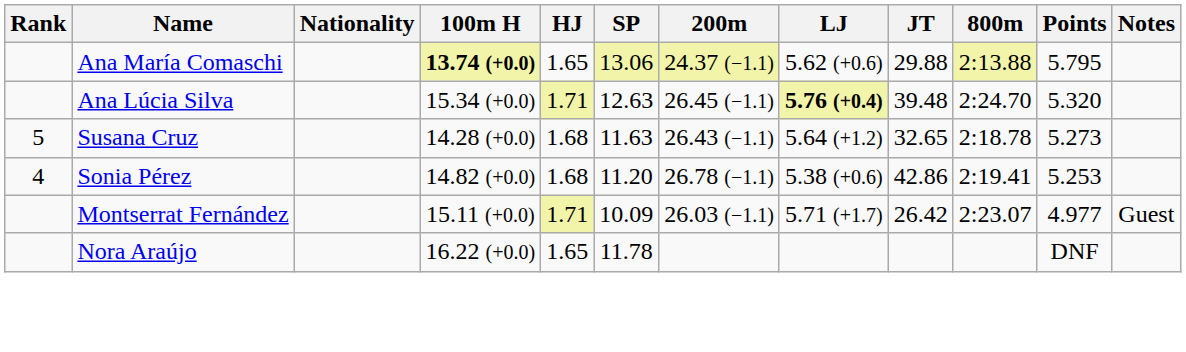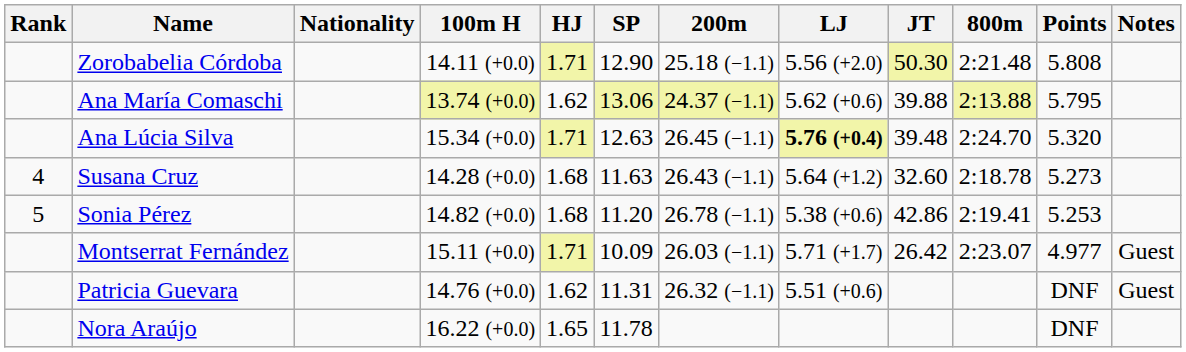+ row: (180, 61)
(480, 61) bold -> (480, 99) normal
(567, 61) 1.65 -> (567, 99) 1.62
(921, 61) 29.88 -> (921, 99) 39.88
(38, 137) 5 -> (38, 175) 4
(921, 137) 32.65 -> (921, 175) 32.60
(38, 175) 4 -> (38, 213) 5
+ row: (158, 289)
